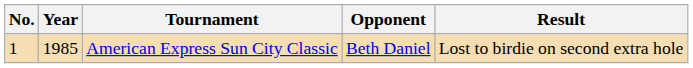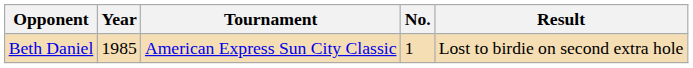columns swapped: (22, 19) <-> (388, 19)
